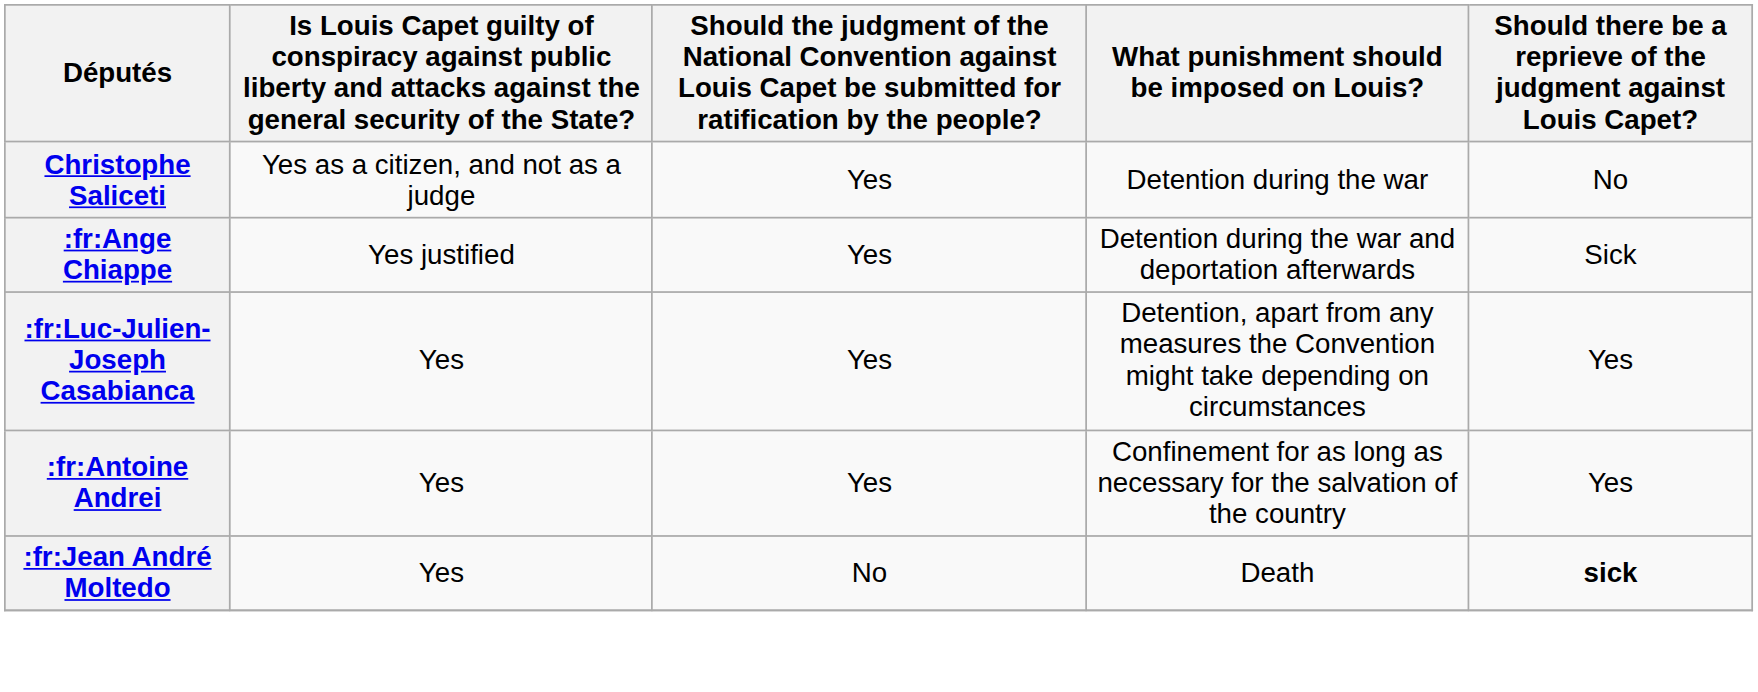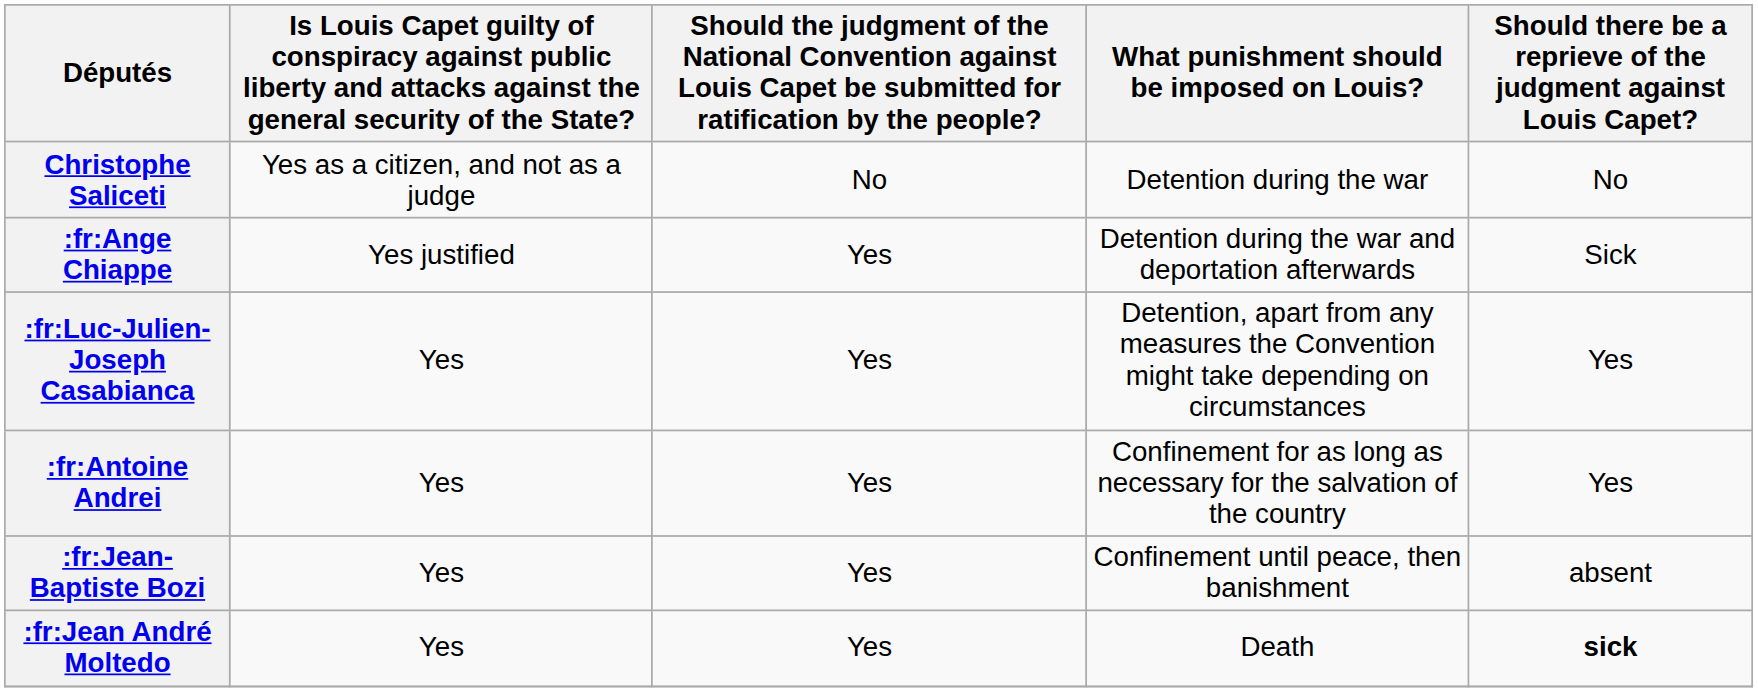(870, 179) Yes -> (870, 179) No
+ row: (118, 572)
(870, 572) No -> (870, 647) Yes
